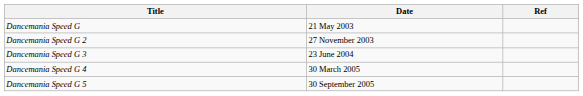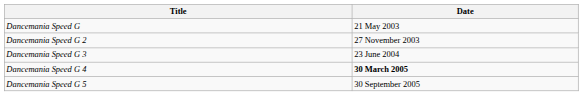- column: (541, 11)
(334, 69) normal -> (381, 69) bold
